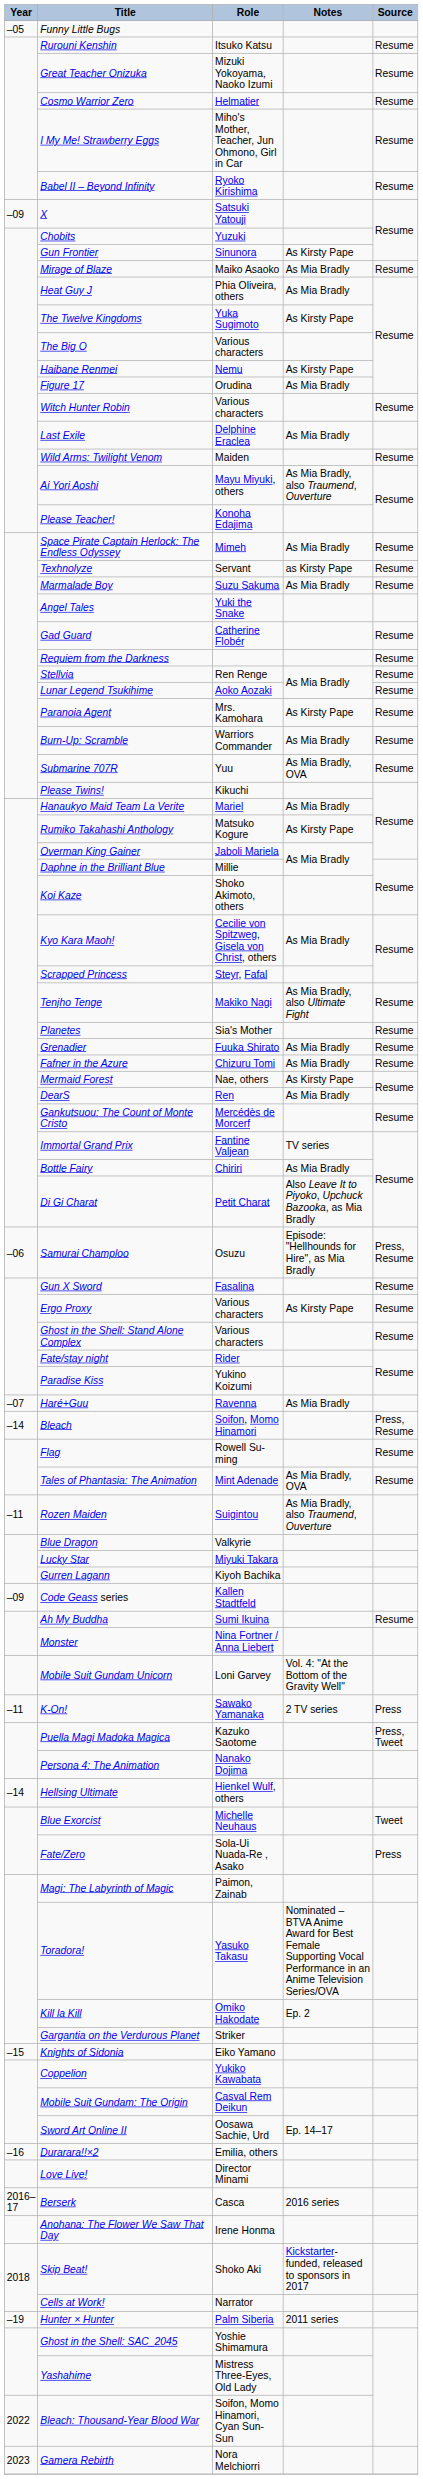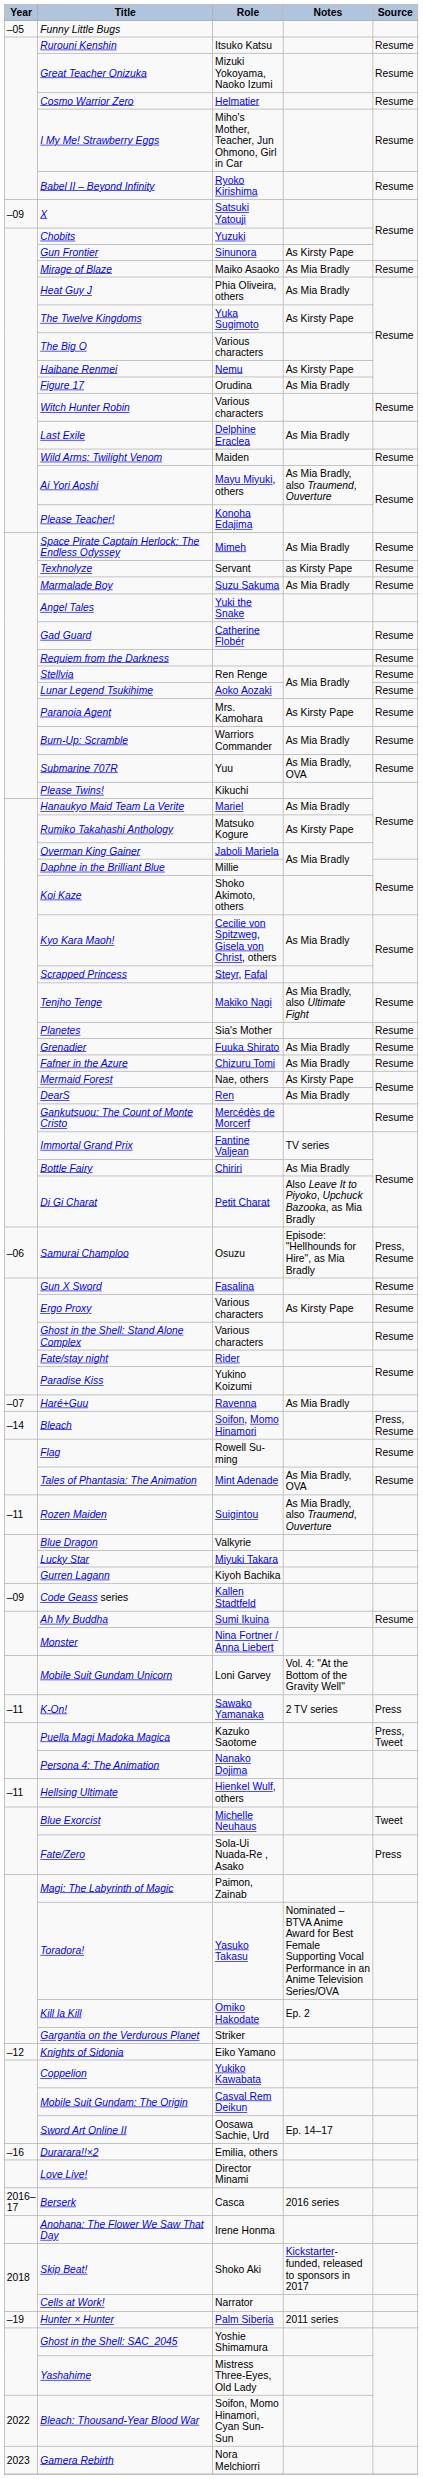(15, 1793) –14 -> (15, 1793) –11
(15, 2052) –15 -> (15, 2052) –12
